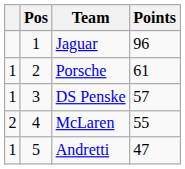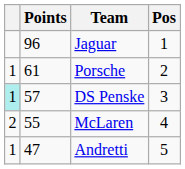columns swapped: (36, 17) <-> (155, 17)
(12, 96) no background -> (12, 96) paleturquoise background
